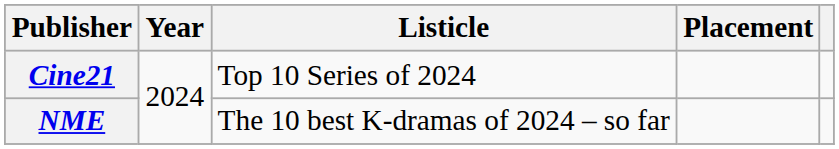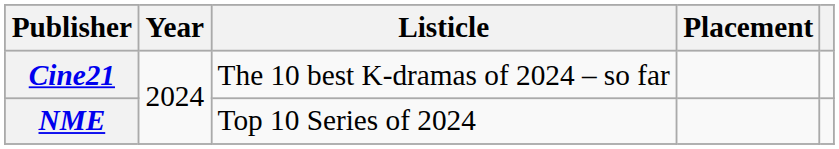(347, 74) Top 10 Series of 2024 -> (444, 74) The 10 best K-dramas of 2024 – so far
(444, 120) The 10 best K-dramas of 2024 – so far -> (347, 120) Top 10 Series of 2024
